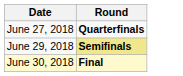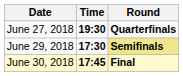+ column: (92, 12)
